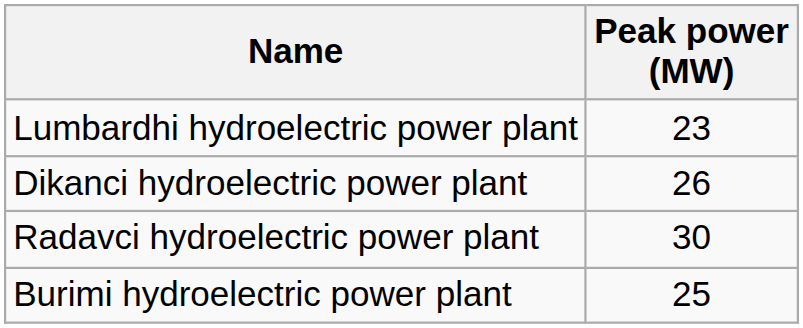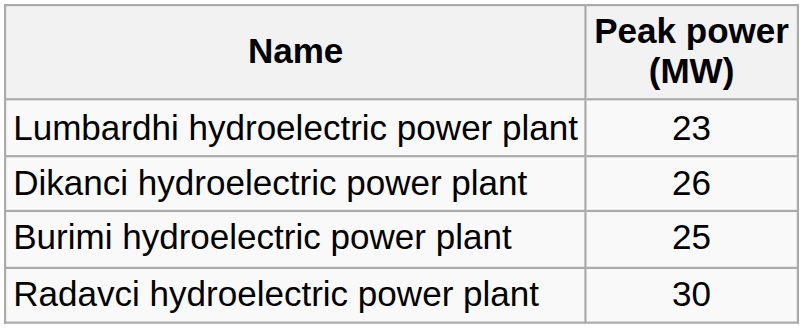rows swapped: (276, 238) <-> (262, 293)
